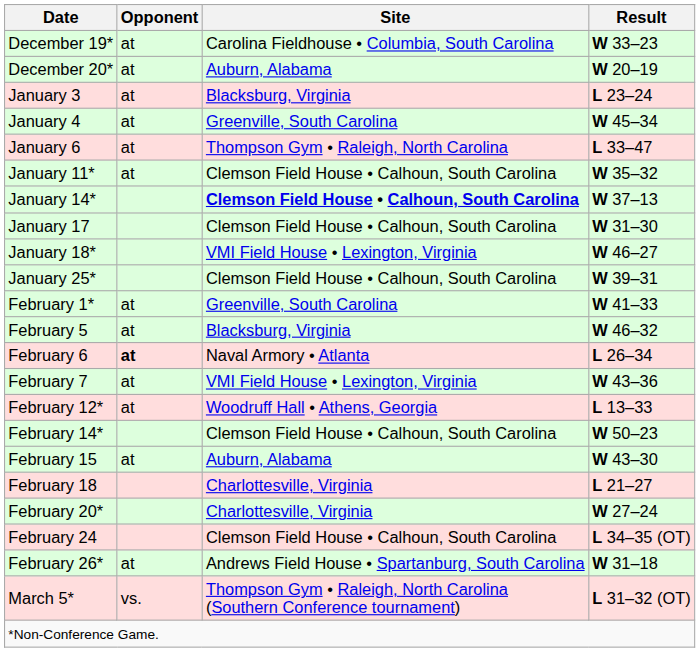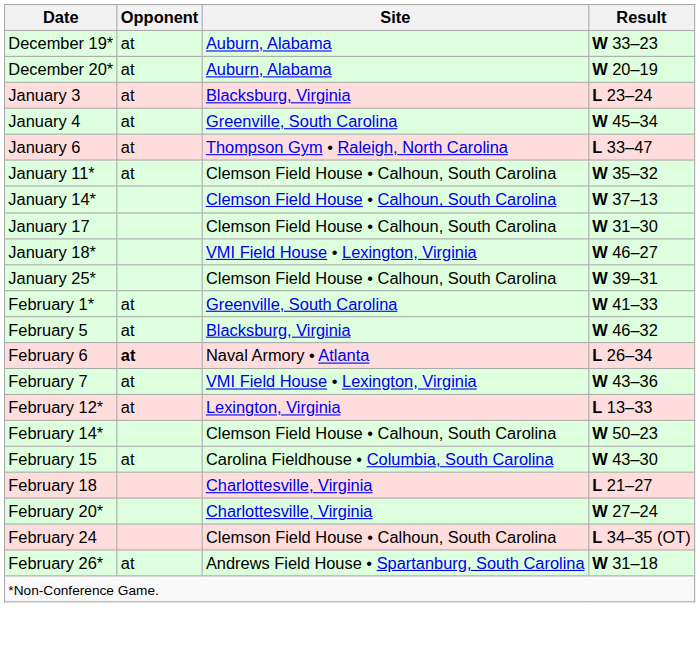(380, 44) Carolina Fieldhouse • Columbia, South Carolina -> (269, 44) Auburn, Alabama
(392, 200) bold -> (381, 200) normal
(322, 408) Woodruff Hall • Athens, Georgia -> (273, 408) Lexington, Virginia
(269, 460) Auburn, Alabama -> (380, 460) Carolina Fieldhouse • Columbia, South Carolina
- row: (41, 599)
